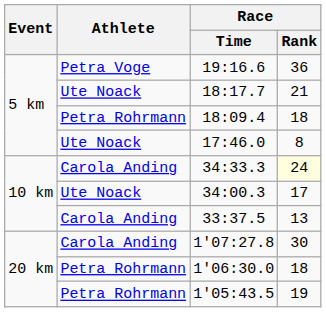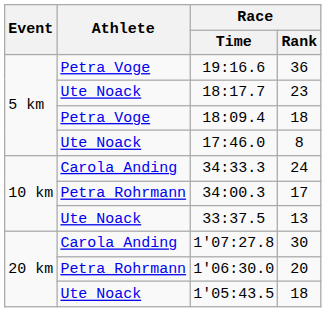(299, 92) 21 -> (299, 92) 23
(123, 118) Petra Rohrmann -> (105, 118) Petra Voge
(299, 168) lightyellow background -> (299, 168) no background
(101, 193) Ute Noack -> (123, 193) Petra Rohrmann
(119, 218) Carola Anding -> (101, 218) Ute Noack
(299, 269) 18 -> (299, 269) 20
(123, 294) Petra Rohrmann -> (101, 294) Ute Noack
(299, 294) 19 -> (299, 294) 18
